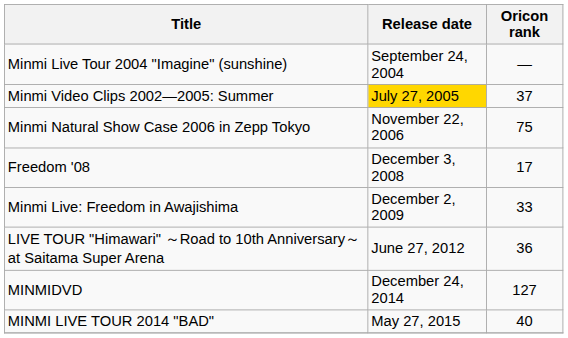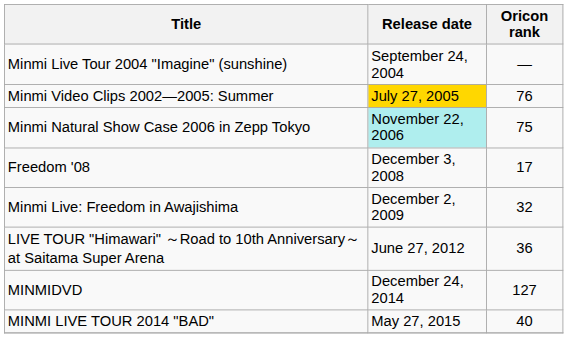(524, 95) 37 -> (524, 95) 76
(418, 127) no background -> (418, 127) paleturquoise background
(524, 207) 33 -> (524, 207) 32
